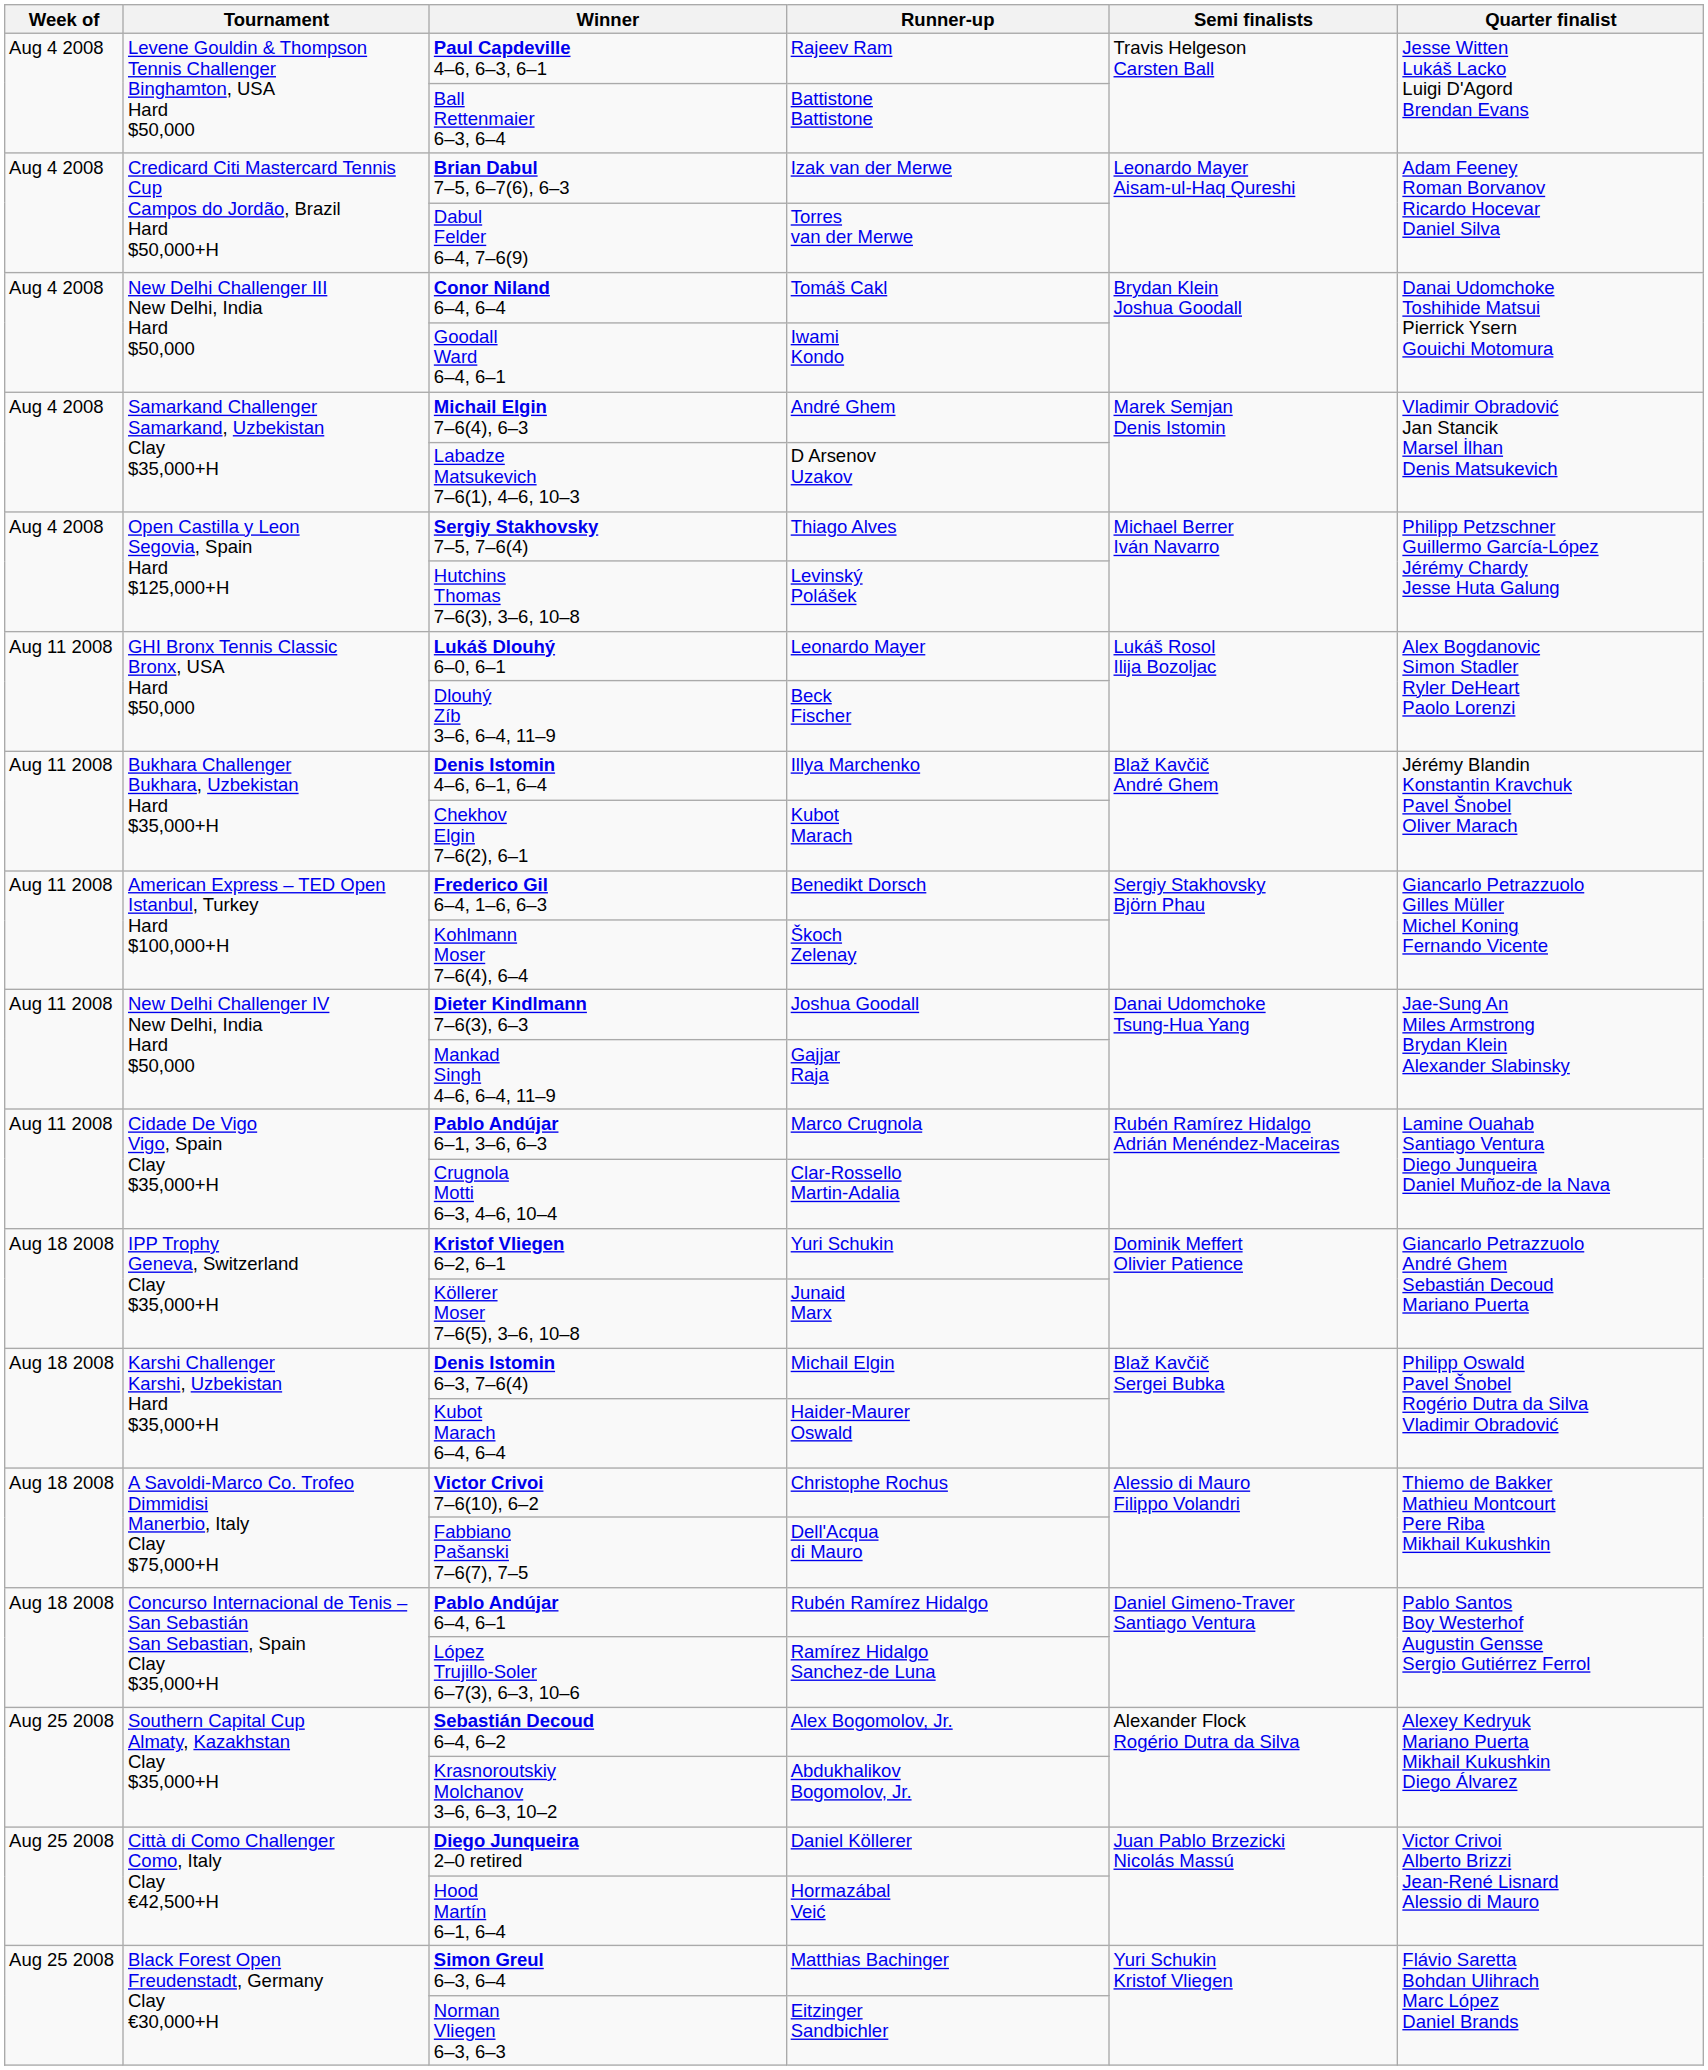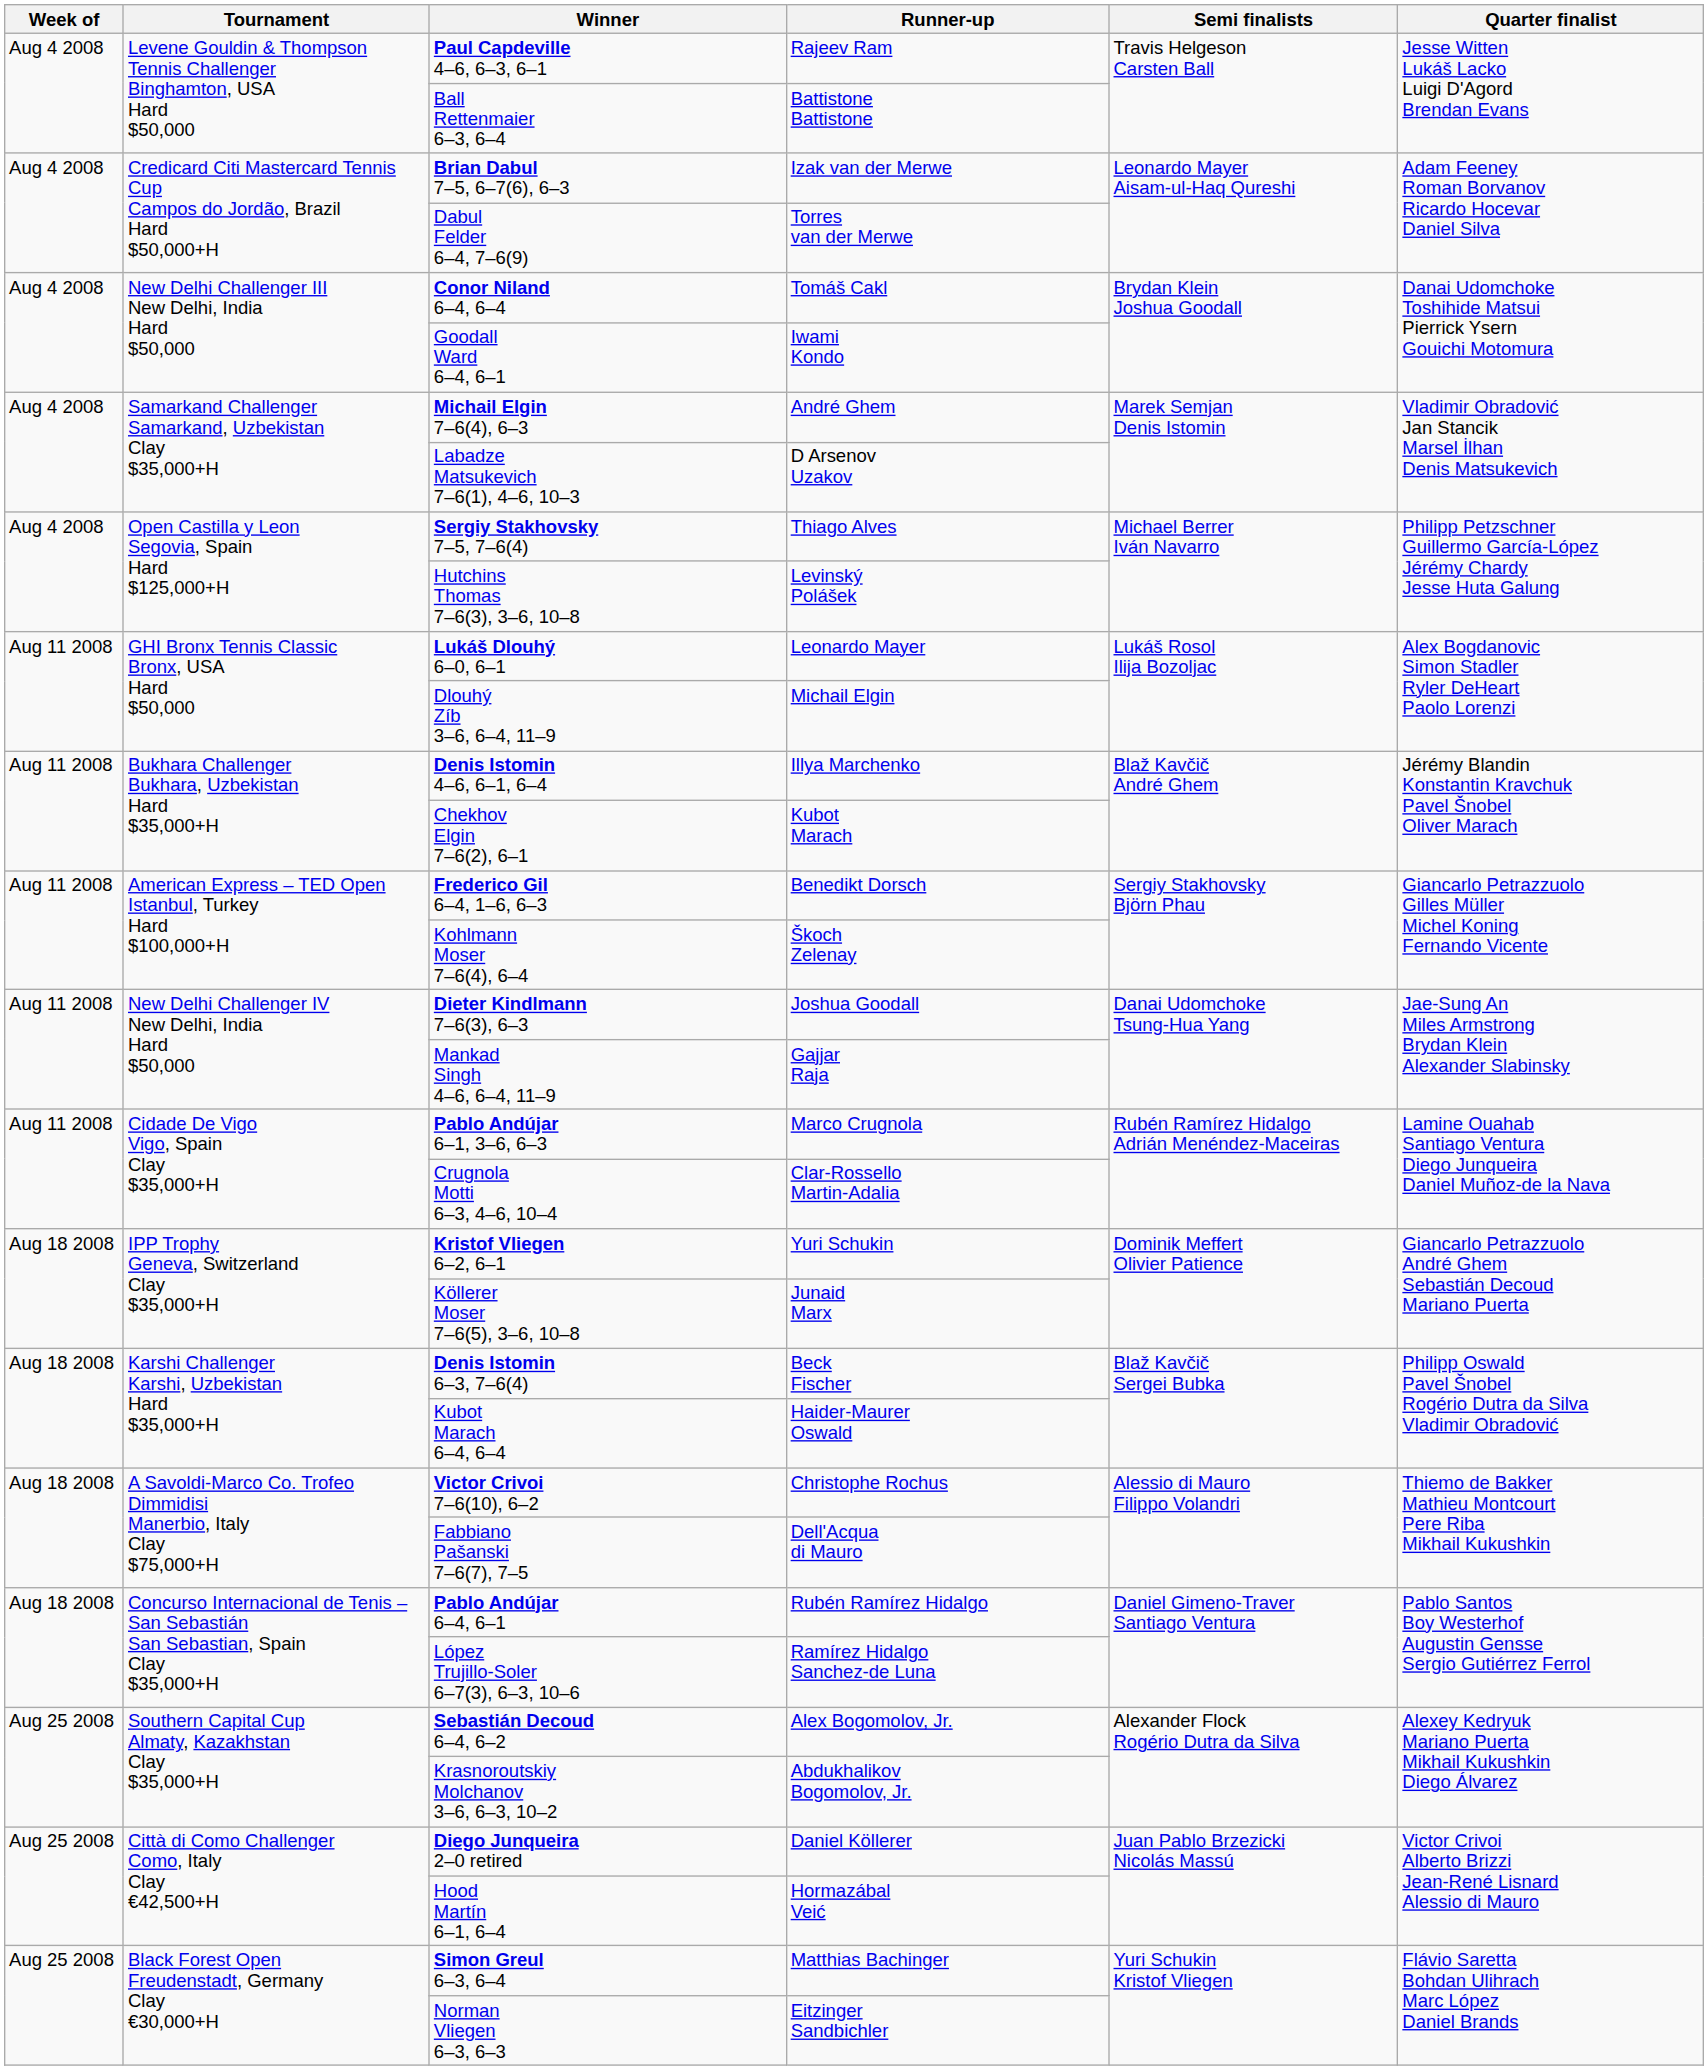(821, 705) Beck Fischer -> (843, 695) Michail Elgin
(843, 1363) Michail Elgin -> (821, 1373) Beck Fischer
